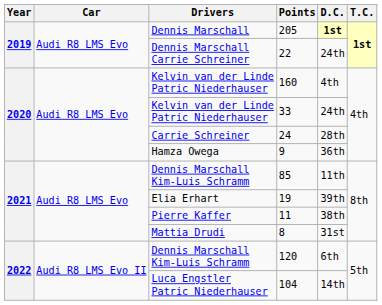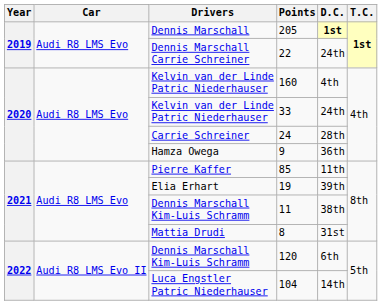(200, 175) Dennis Marschall Kim-Luis Schramm -> (191, 169) Pierre Kaffer
(191, 215) Pierre Kaffer -> (200, 209) Dennis Marschall Kim-Luis Schramm
